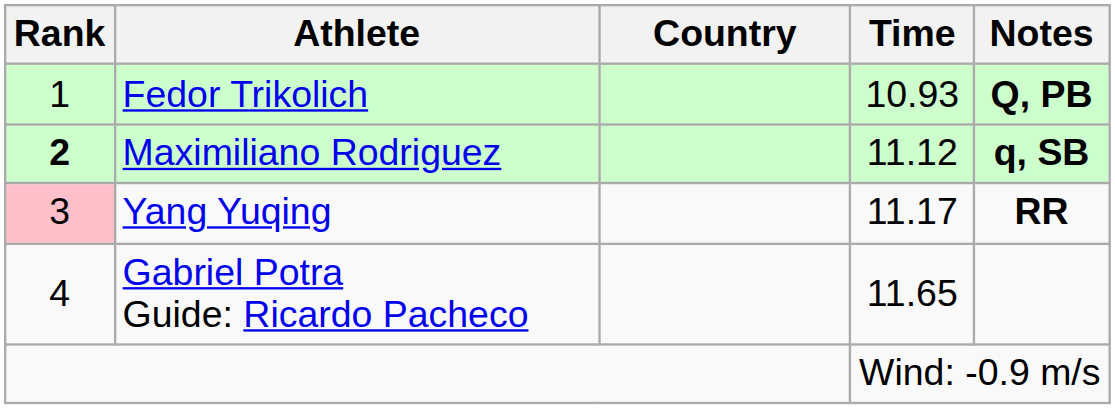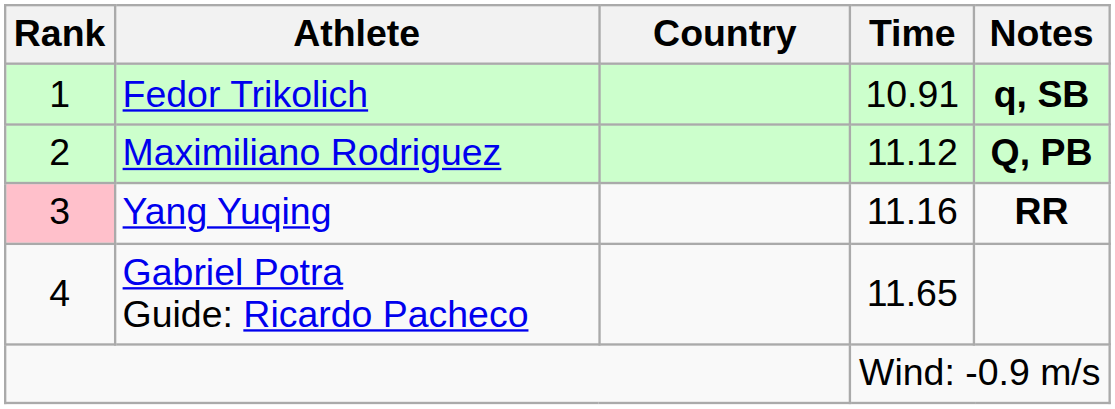(912, 93) 10.93 -> (912, 93) 10.91
(1042, 93) Q, PB -> (1042, 93) q, SB
(60, 152) bold -> (60, 152) normal
(1042, 152) q, SB -> (1042, 152) Q, PB
(912, 212) 11.17 -> (912, 212) 11.16
